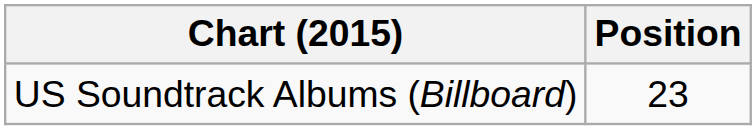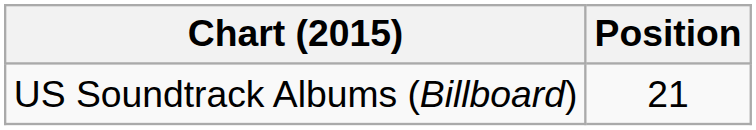(668, 93) 23 -> (668, 93) 21
